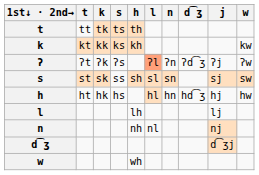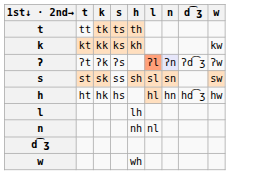- column: (222, 13)
(170, 62) no background -> (170, 62) lavender background
